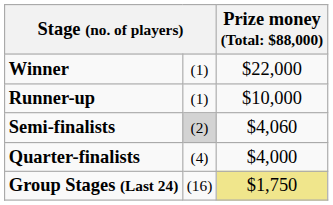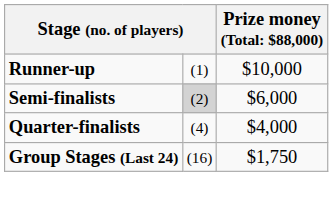- row: (39, 68)
(272, 127) $4,060 -> (272, 98) $6,000
(272, 185) khaki background -> (272, 156) no background
